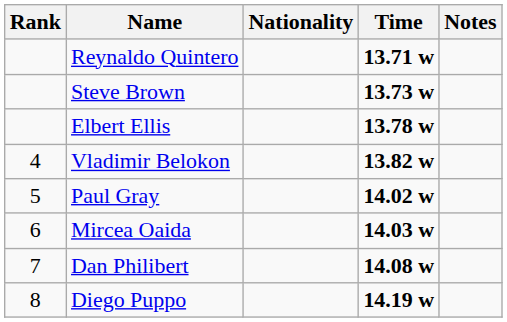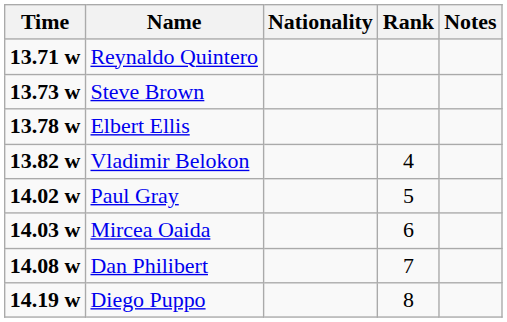columns swapped: (35, 21) <-> (399, 21)
